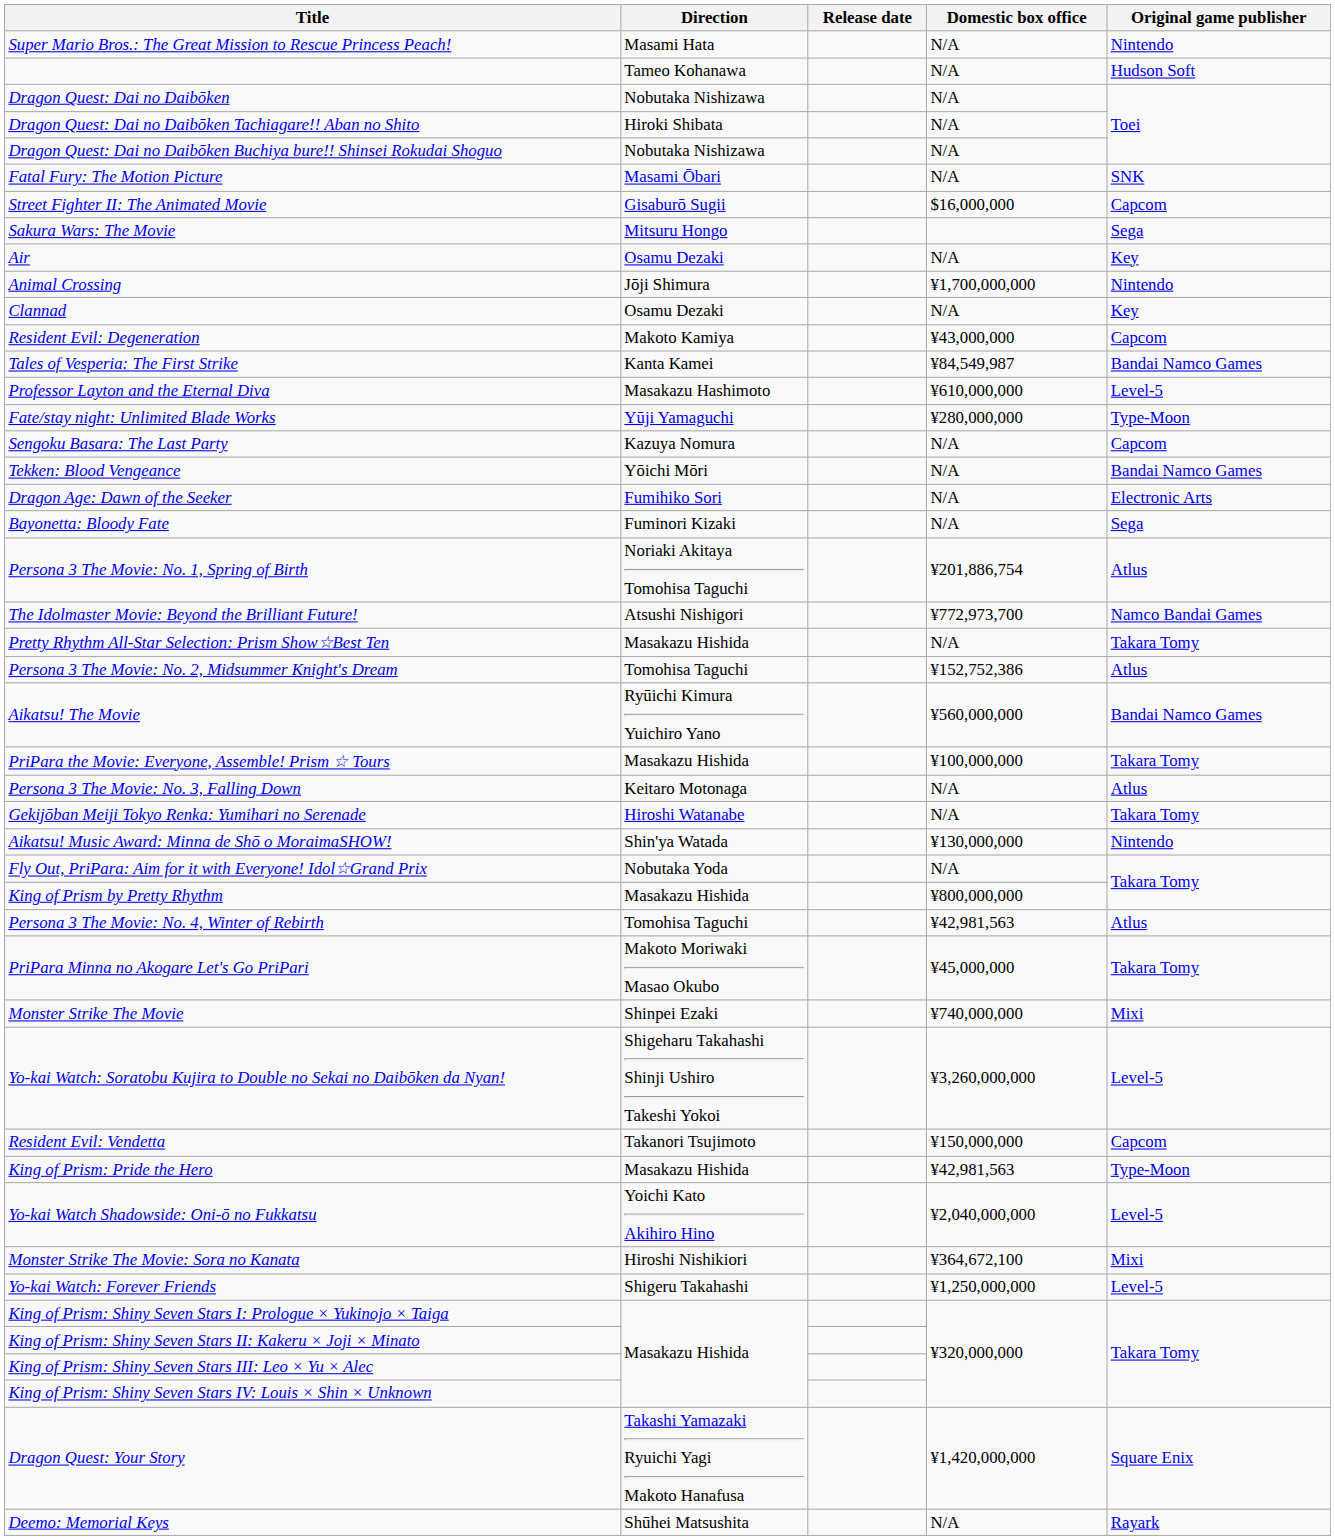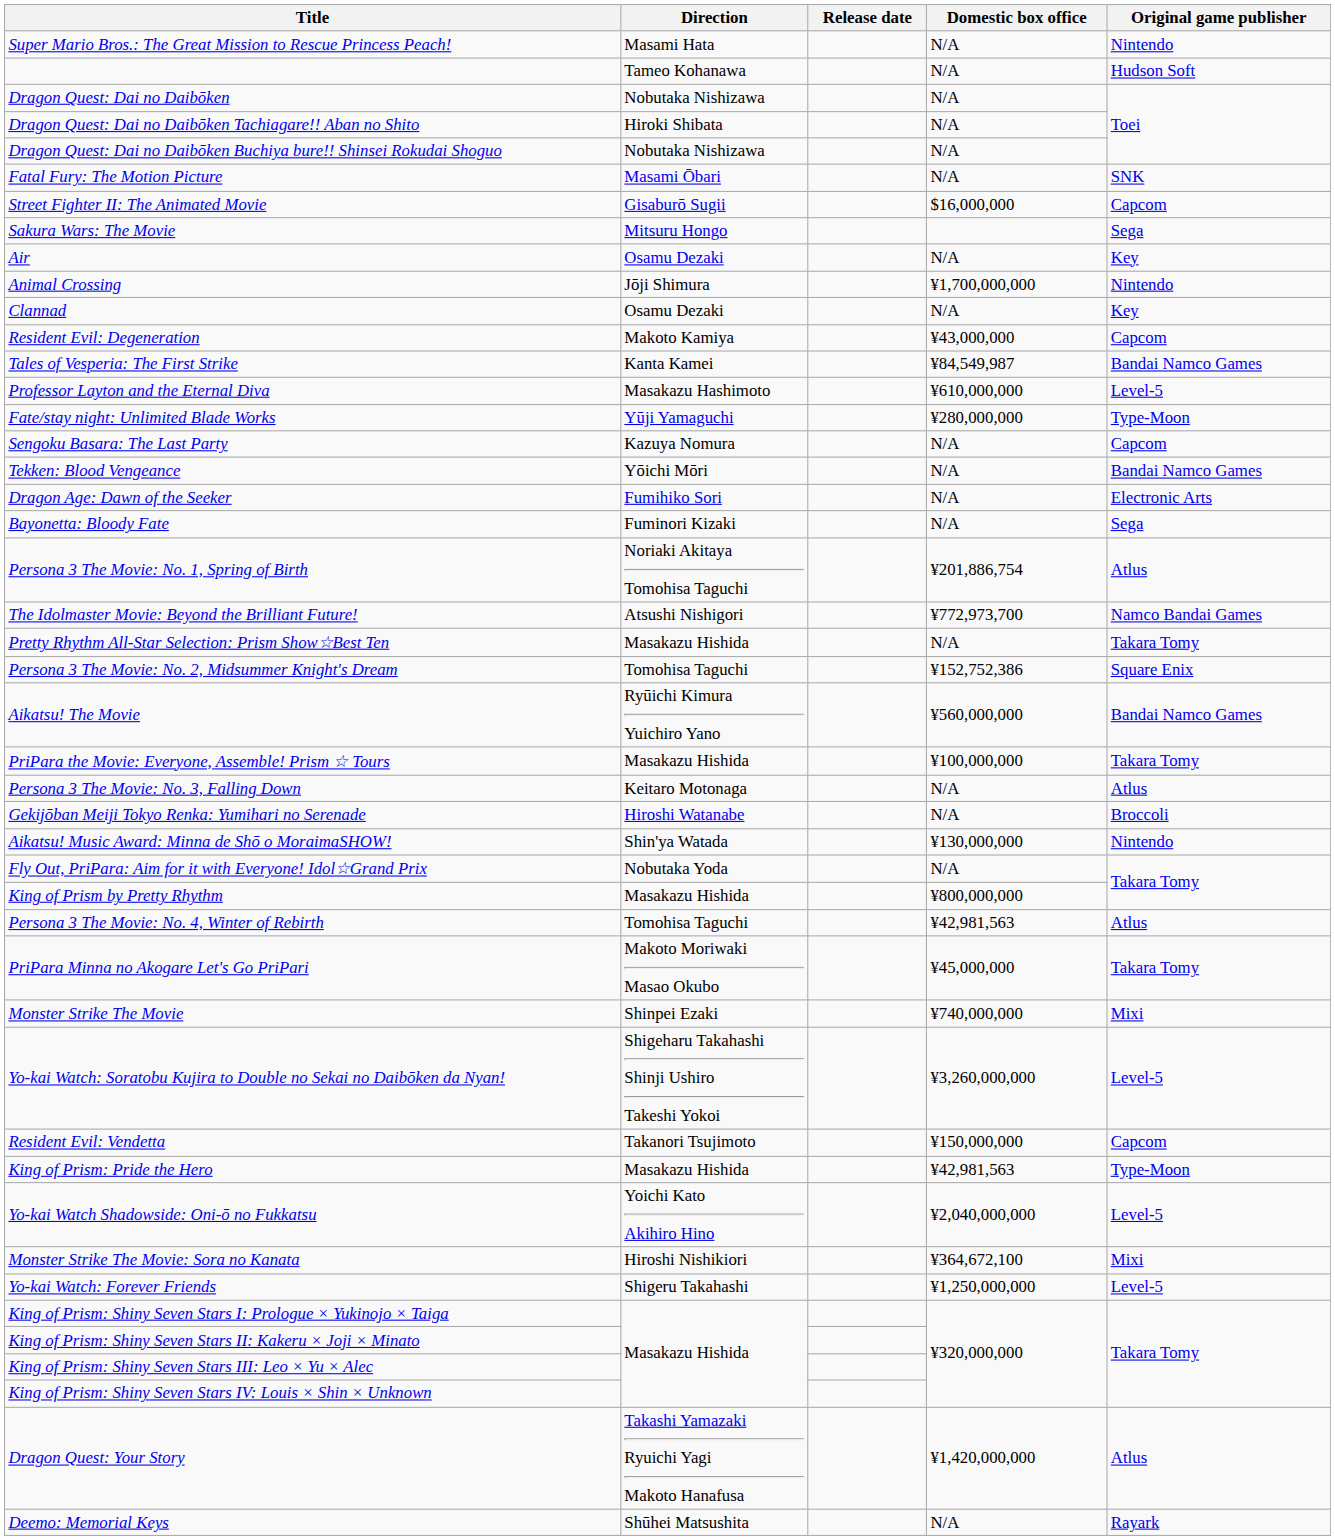(1129, 669) Atlus -> (1152, 669) Square Enix
(1155, 814) Takara Tomy -> (1140, 814) Broccoli
(1152, 1457) Square Enix -> (1129, 1457) Atlus
